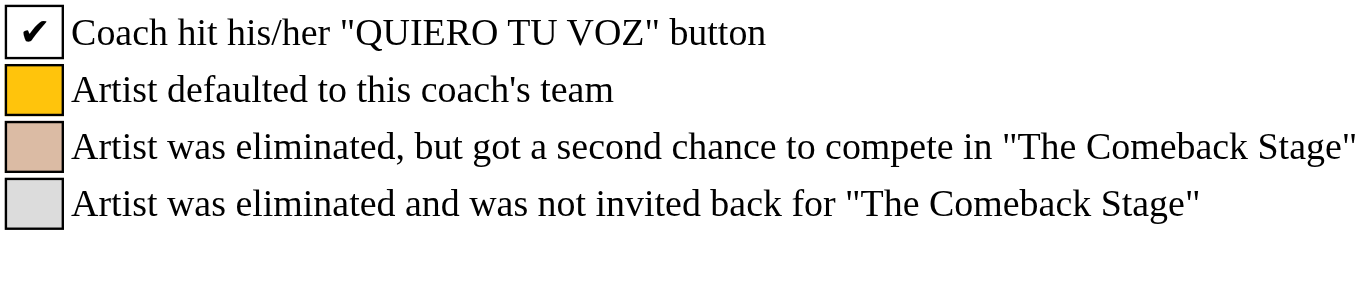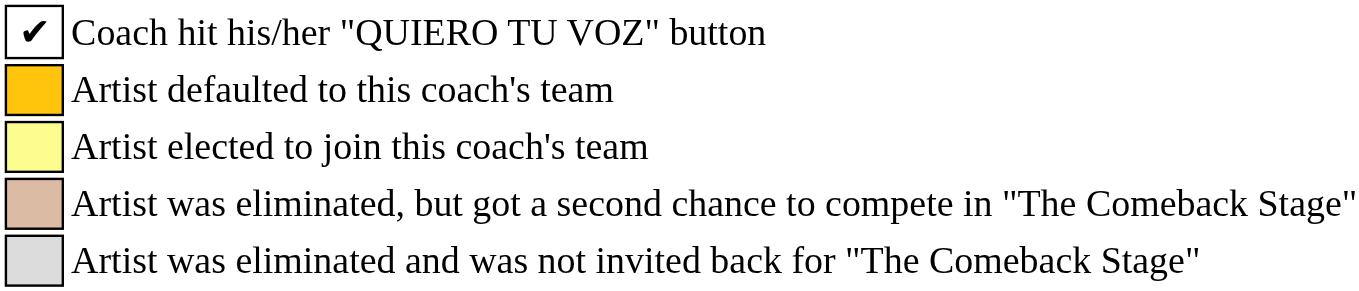+ row: (360, 146)
